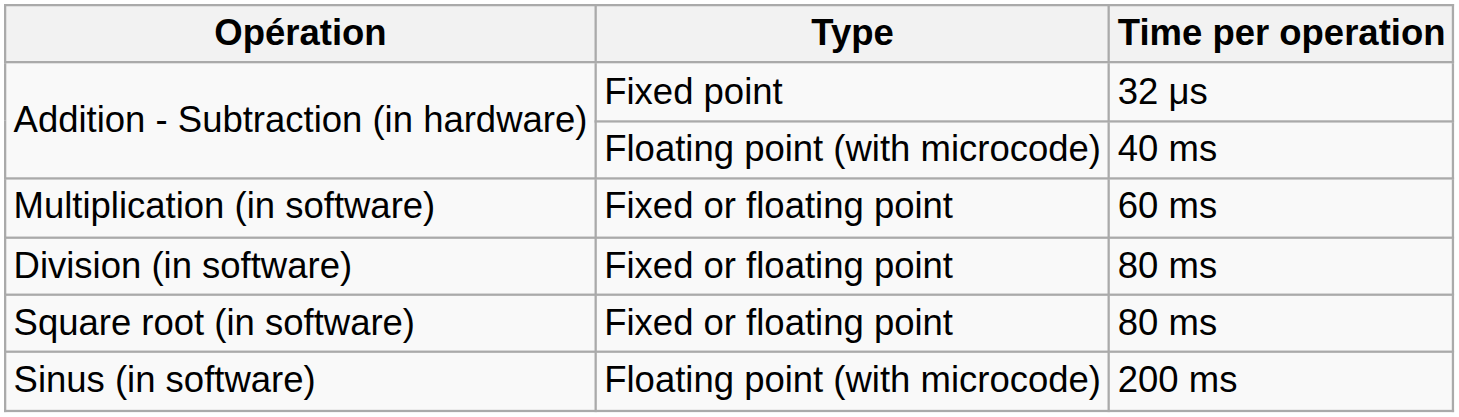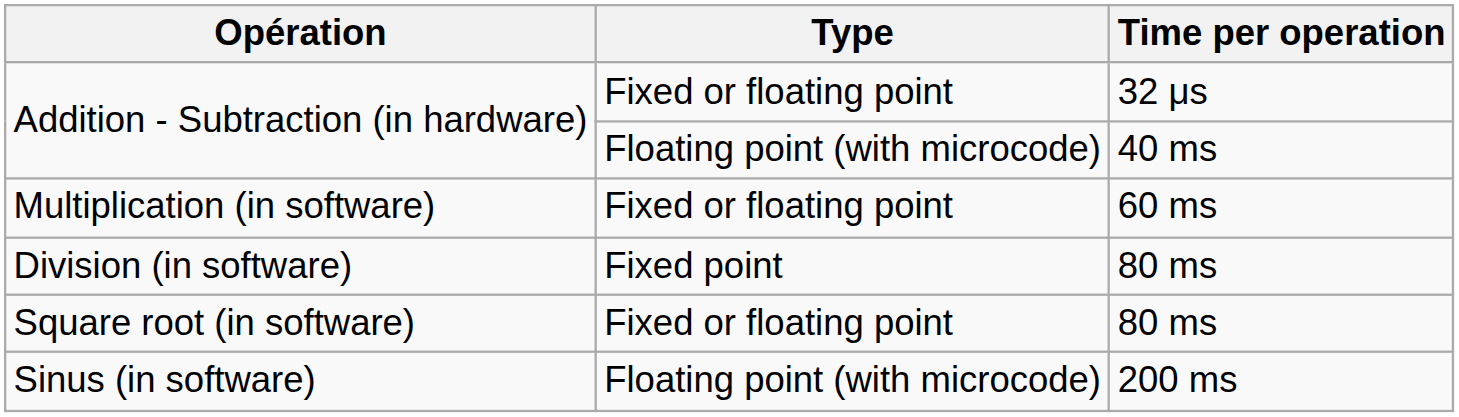(693, 91) Fixed point -> (779, 91) Fixed or floating point
(779, 264) Fixed or floating point -> (693, 264) Fixed point
